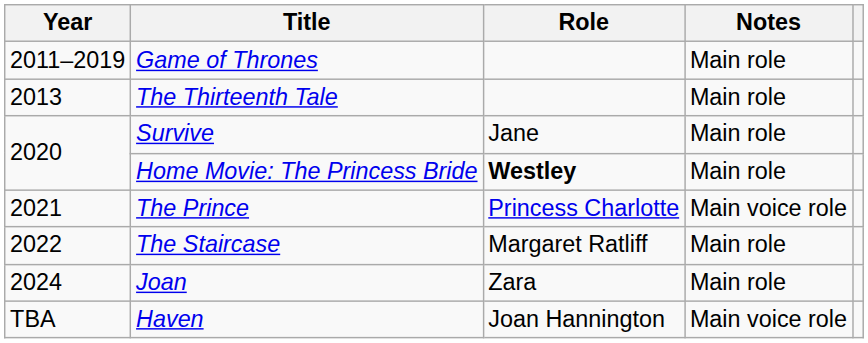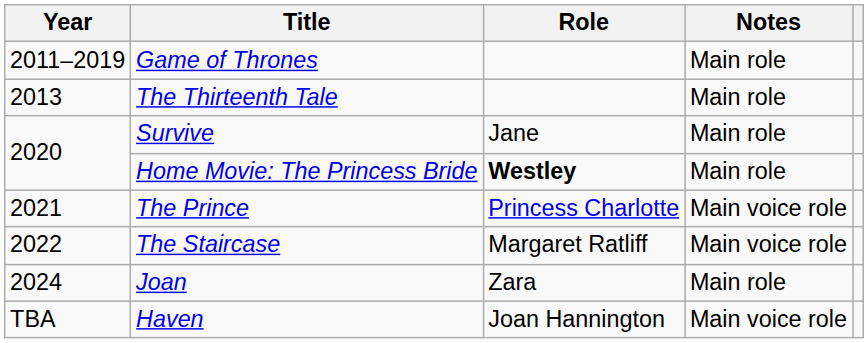(738, 245) Main role -> (768, 245) Main voice role
